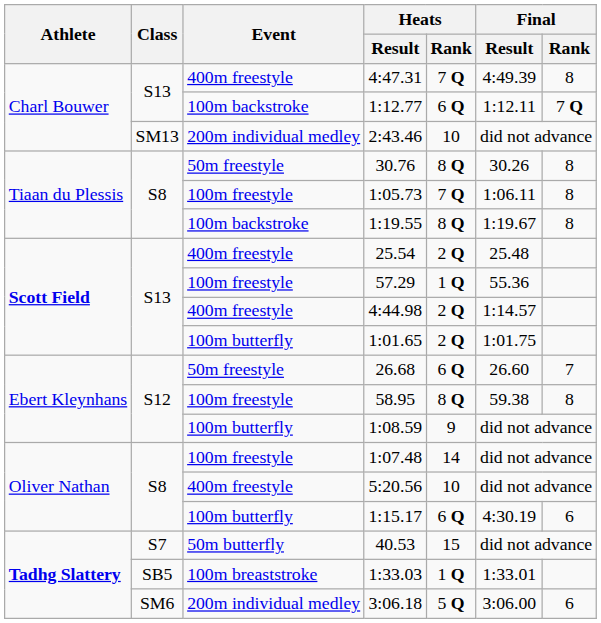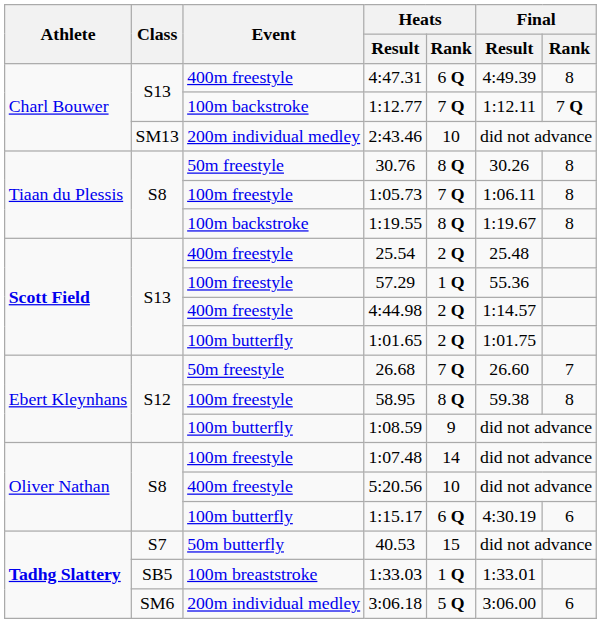(451, 77) 7 Q -> (451, 77) 6 Q
(451, 107) 6 Q -> (451, 107) 7 Q
(451, 370) 6 Q -> (451, 370) 7 Q
